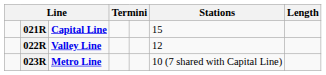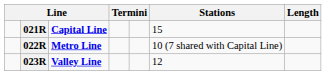(76, 45) Valley Line -> (76, 45) Metro Line
(157, 45) 12 -> (217, 45) 10 (7 shared with Capital Line)
(76, 62) Metro Line -> (76, 62) Valley Line
(217, 62) 10 (7 shared with Capital Line) -> (157, 62) 12
